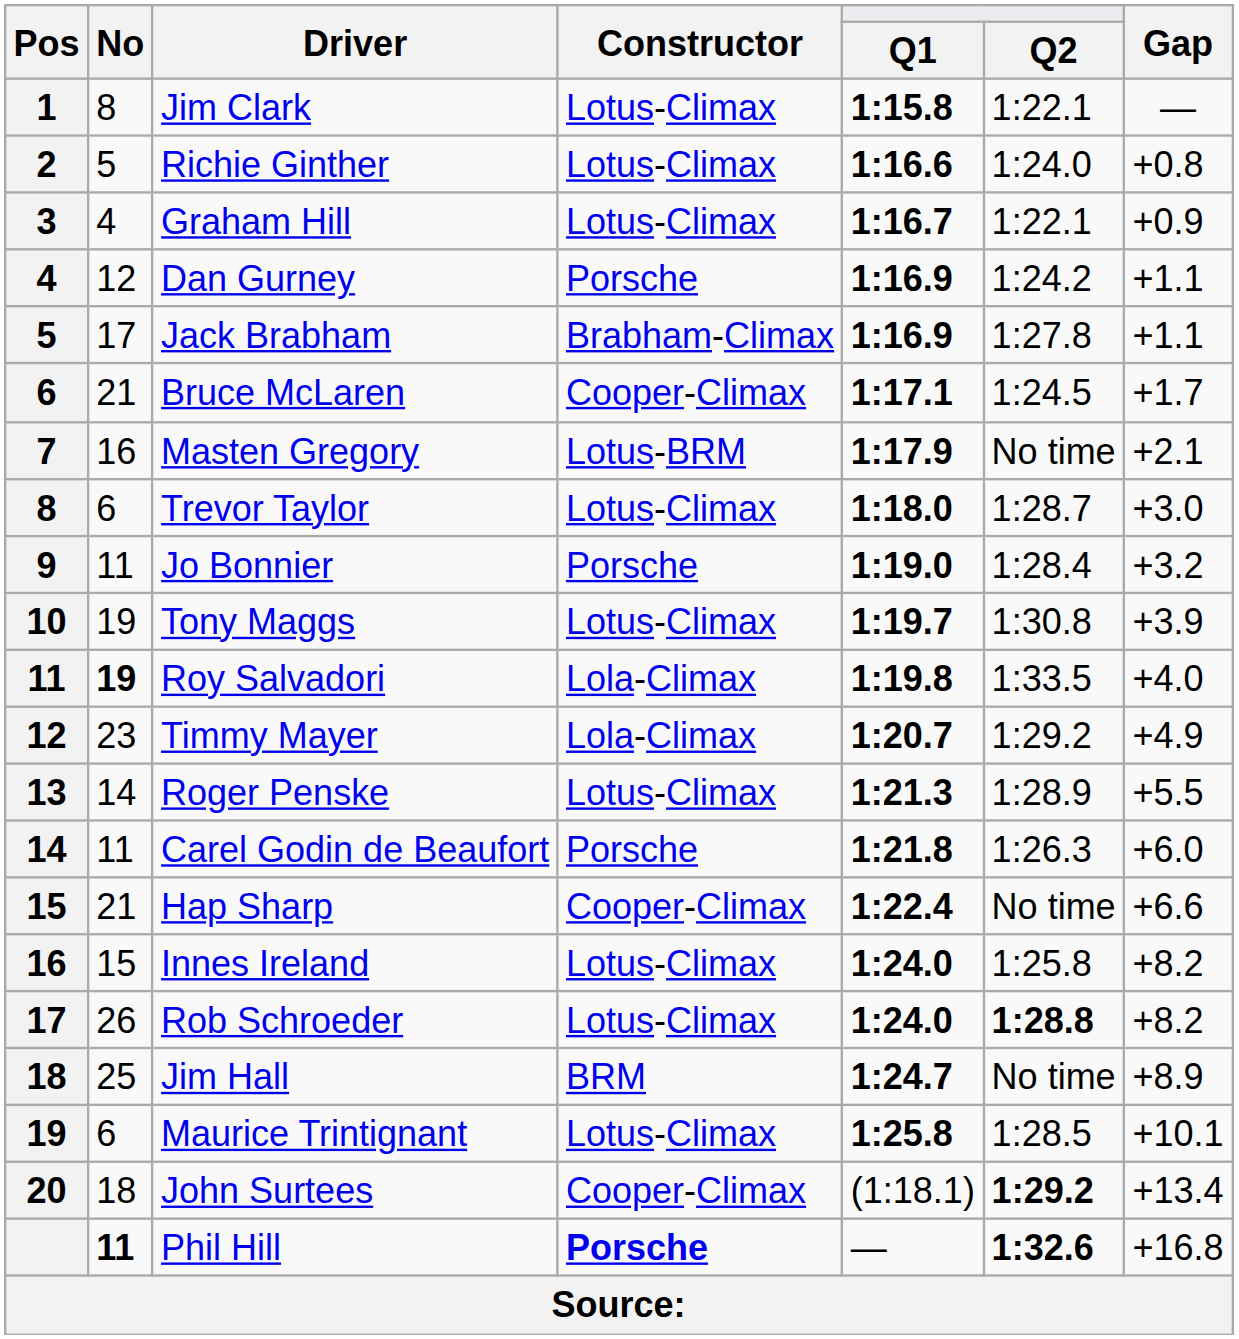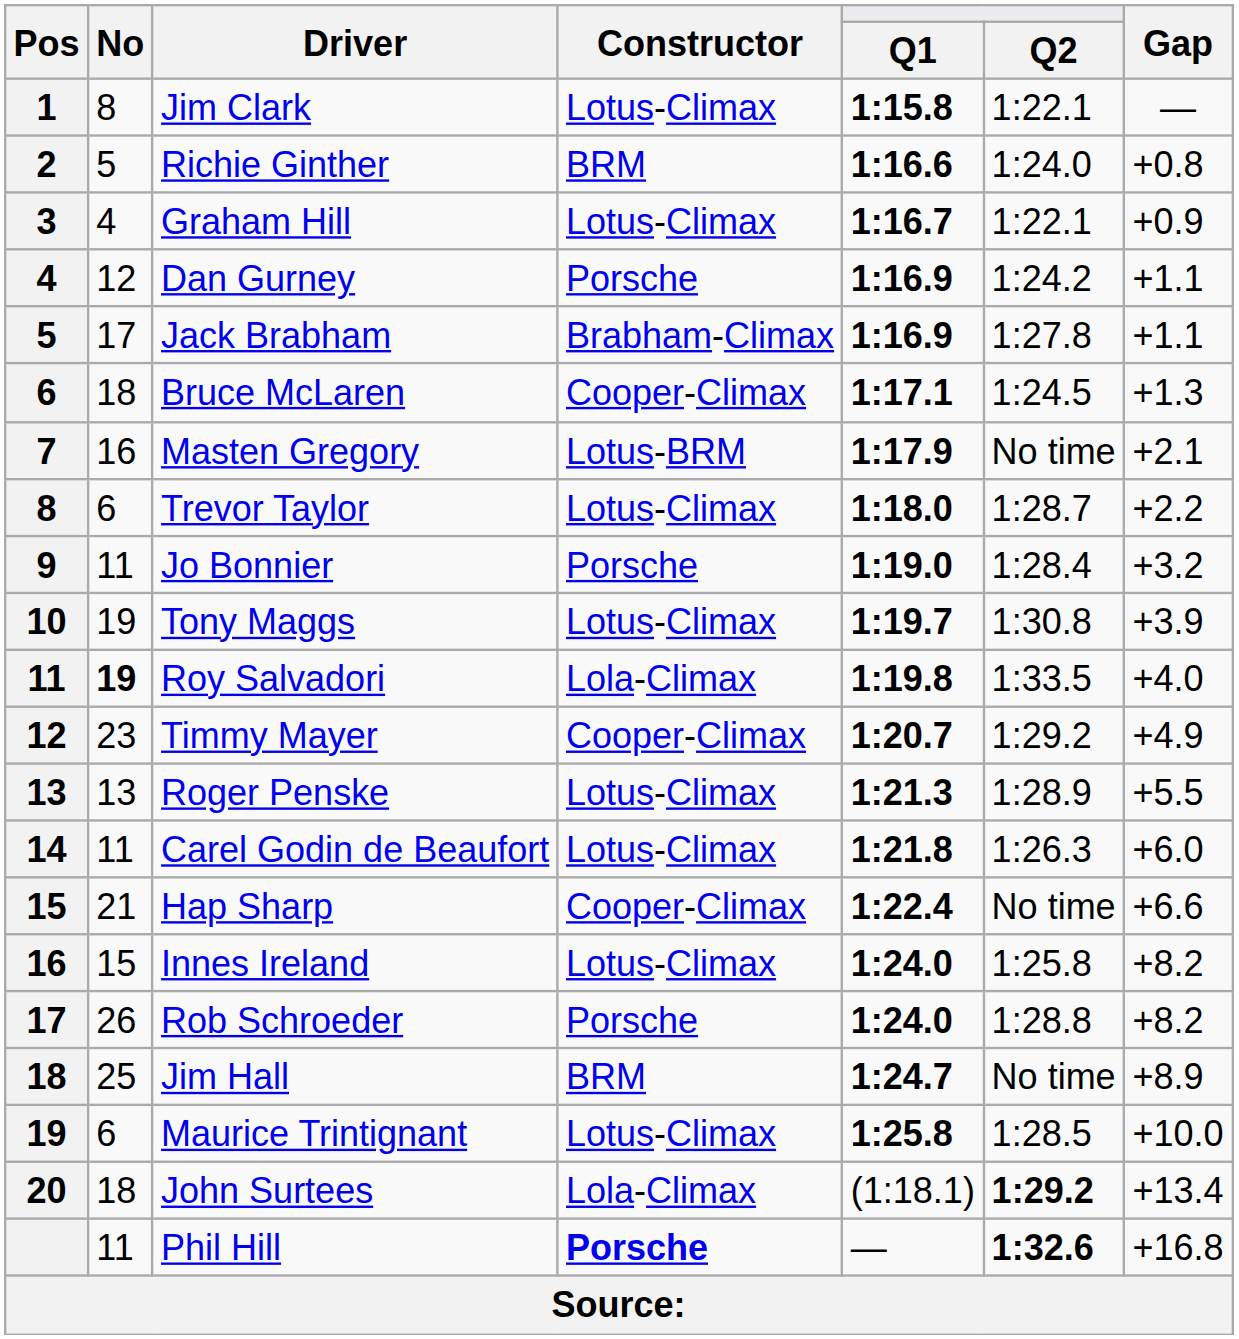(671, 165) Lotus-Climax -> (606, 165) BRM
(116, 393) 21 -> (116, 393) 18
(1168, 393) +1.7 -> (1168, 393) +1.3
(1168, 507) +3.0 -> (1168, 507) +2.2
(661, 735) Lola-Climax -> (686, 735) Cooper-Climax
(116, 792) 14 -> (116, 792) 13
(632, 849) Porsche -> (671, 849) Lotus-Climax
(671, 1020) Lotus-Climax -> (632, 1020) Porsche
(1043, 1020) bold -> (1042, 1020) normal
(1178, 1134) +10.1 -> (1178, 1134) +10.0
(686, 1191) Cooper-Climax -> (661, 1191) Lola-Climax
(115, 1248) bold -> (115, 1248) normal
